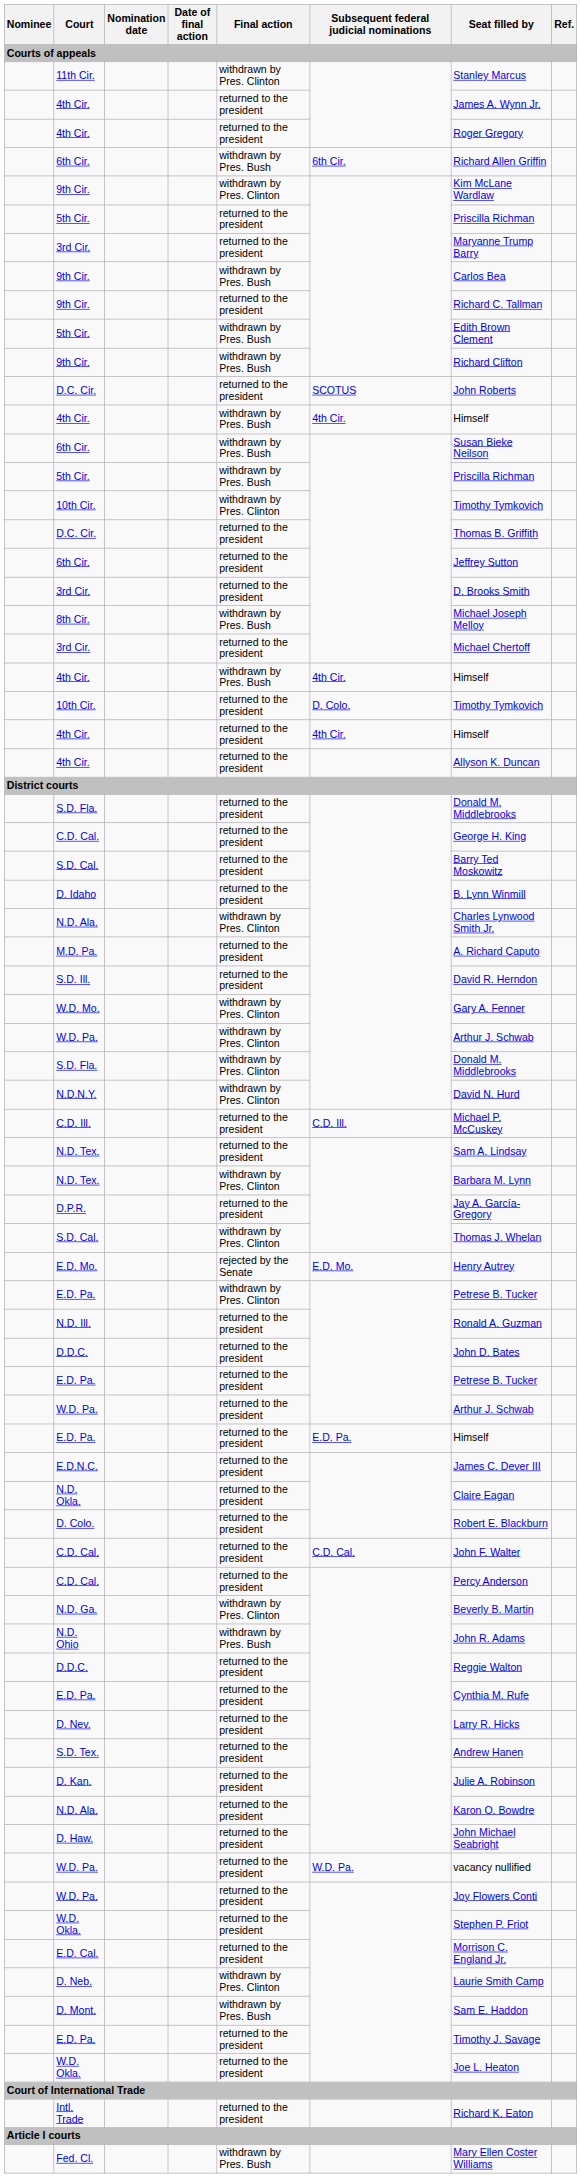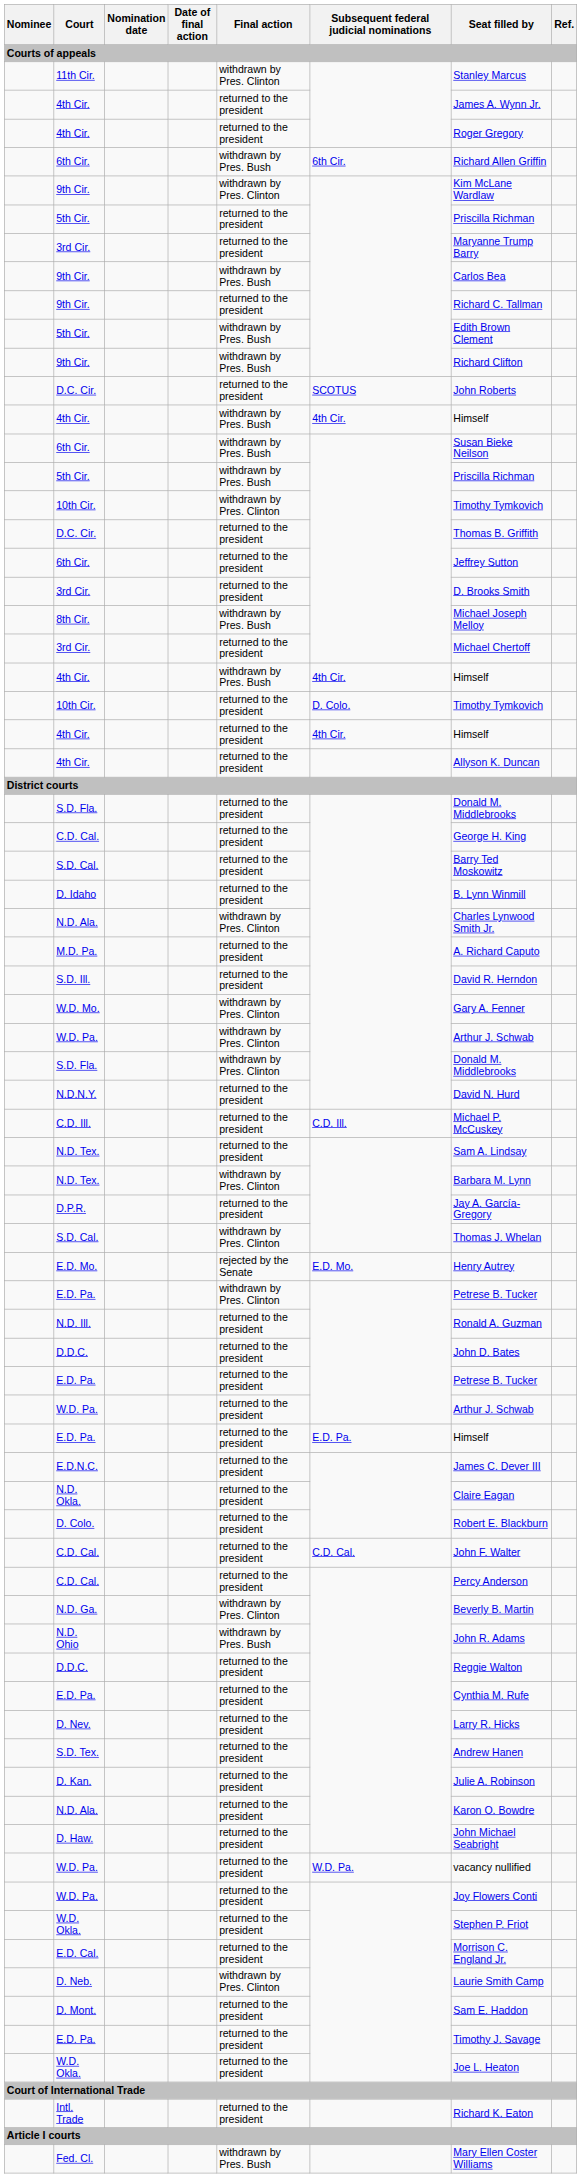(250, 1094) withdrawn by Pres. Clinton -> (254, 1094) returned to the president
(250, 2010) withdrawn by Pres. Bush -> (254, 2010) returned to the president
